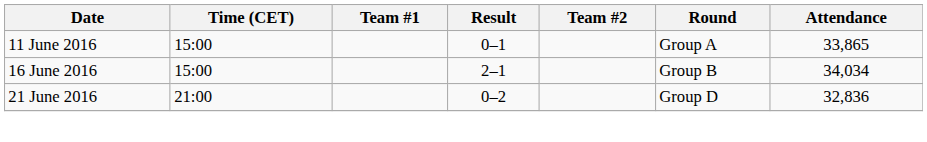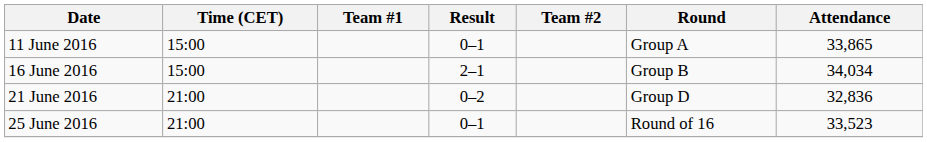+ row: (53, 123)
